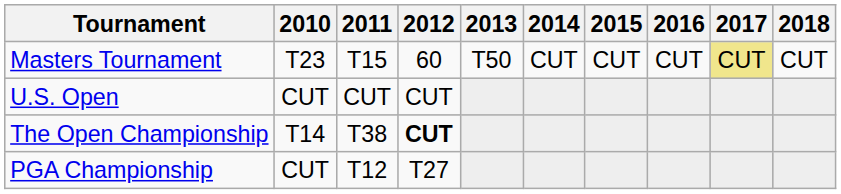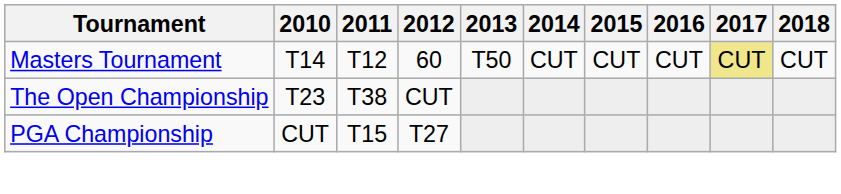(305, 60) T23 -> (305, 60) T14
(367, 60) T15 -> (367, 60) T12
- row: (64, 97)
(305, 134) T14 -> (305, 97) T23
(429, 134) bold -> (429, 97) normal
(367, 171) T12 -> (367, 134) T15
